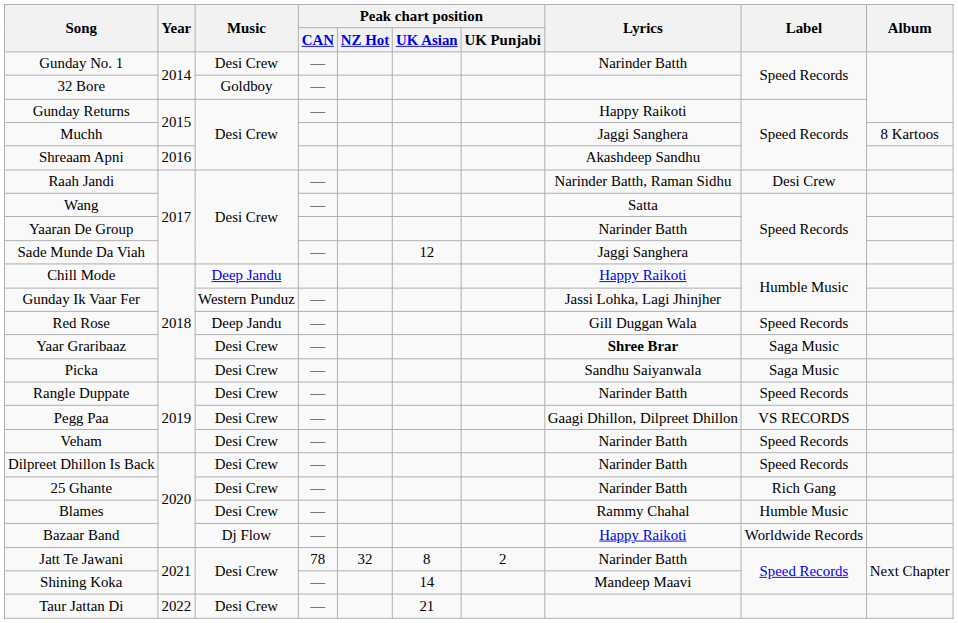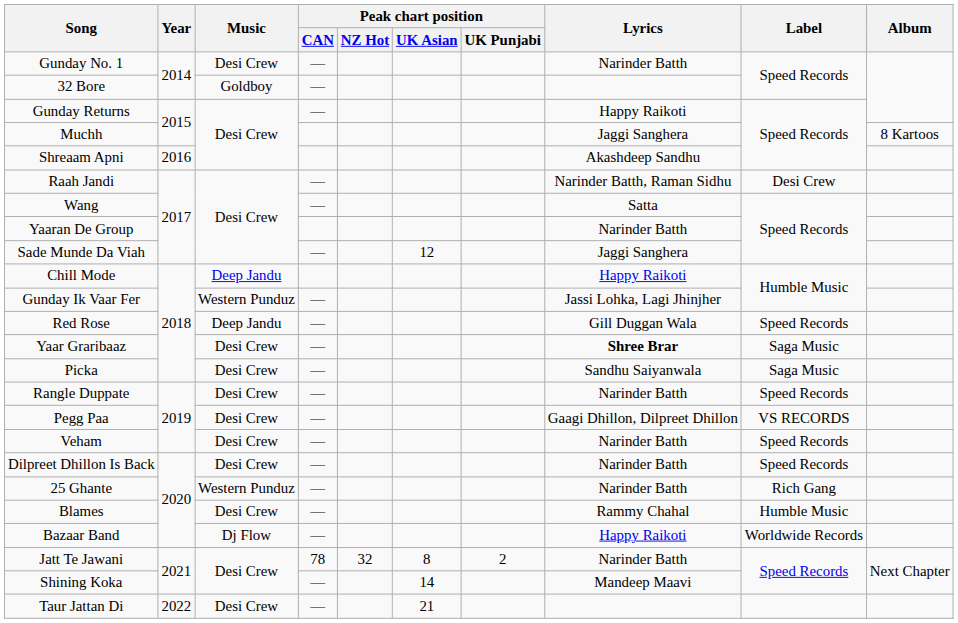(246, 488) Desi Crew -> (246, 488) Western Punduz
